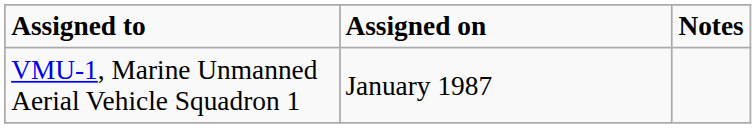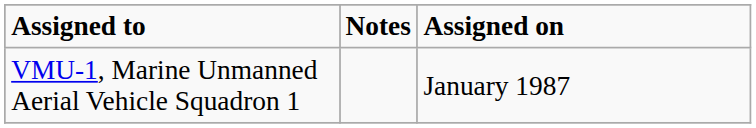columns swapped: (416, 26) <-> (711, 26)
